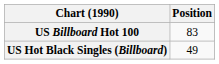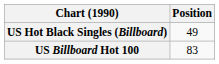rows swapped: (87, 31) <-> (87, 50)
